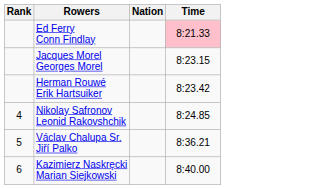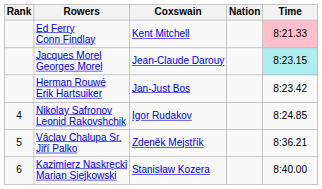+ column: (178, 12)
(193, 61) no background -> (290, 61) paleturquoise background
